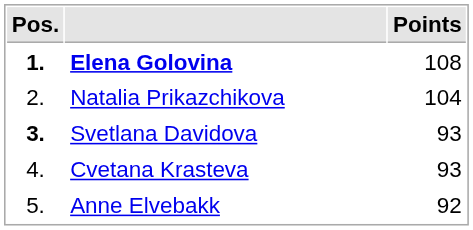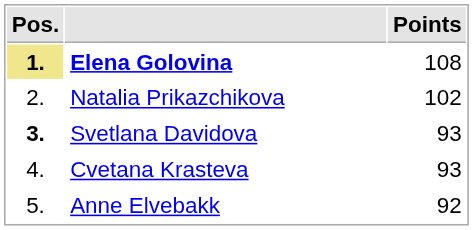(36, 62) no background -> (36, 62) khaki background
(443, 98) 104 -> (443, 98) 102
